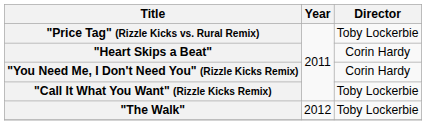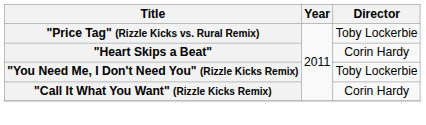(378, 71) Corin Hardy -> (377, 71) Toby Lockerbie
(378, 91) Toby Lockerbie -> (377, 91) Corin Hardy
- row: (153, 110)
